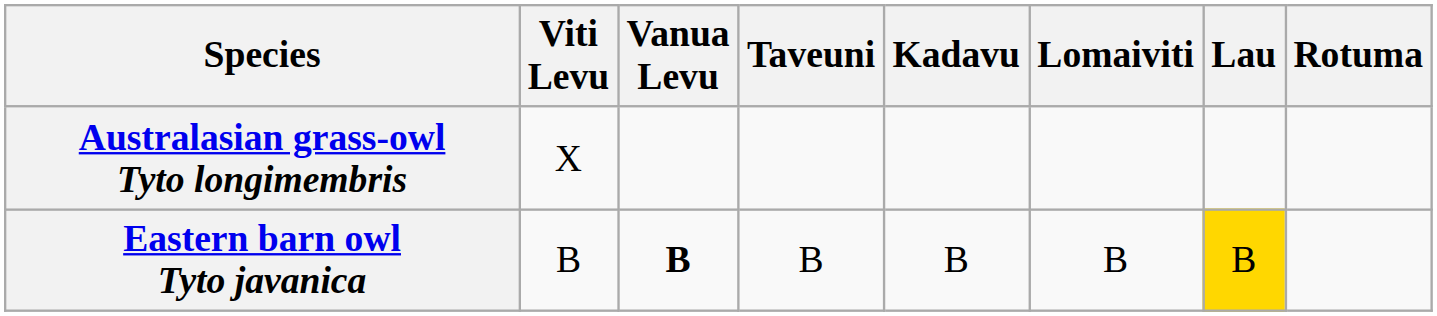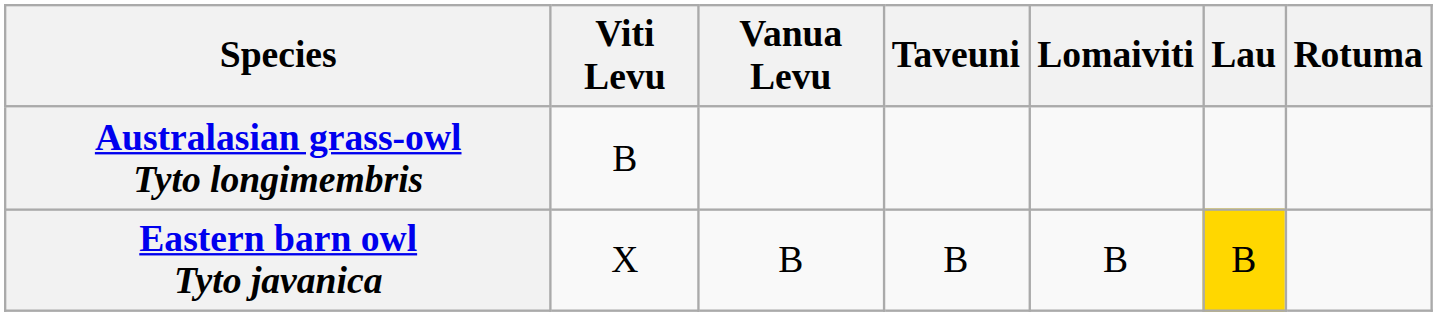- column: (956, 55)
(568, 157) X -> (625, 157) B
(568, 259) B -> (625, 259) X
(678, 259) bold -> (791, 259) normal
